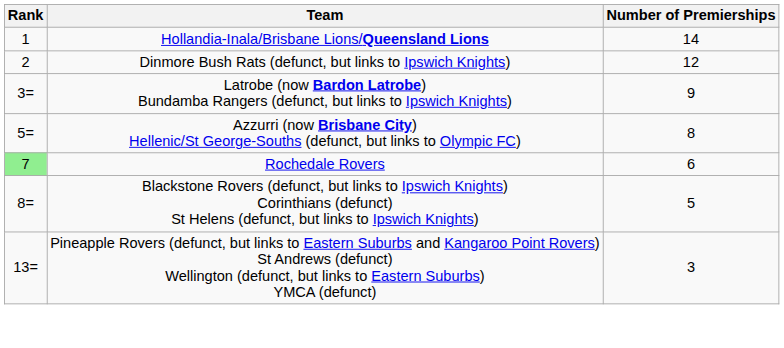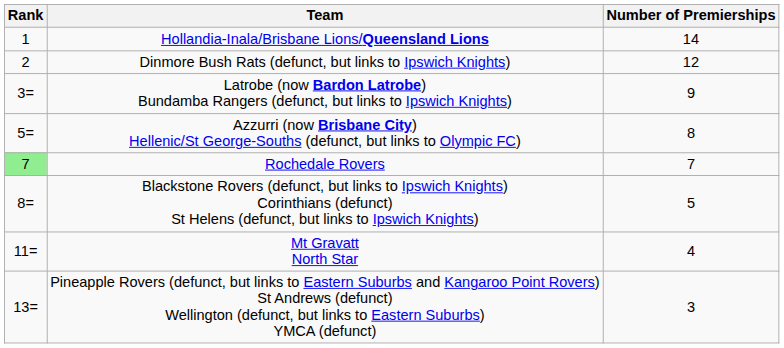(691, 164) 6 -> (691, 164) 7
+ row: (325, 251)
